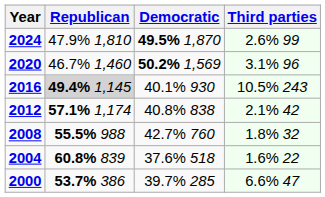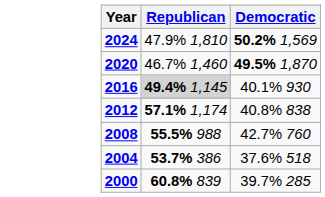- column: (272, 17)
(179, 40) 49.5% 1,870 -> (275, 40) 50.2% 1,569
(179, 64) 50.2% 1,569 -> (275, 64) 49.5% 1,870
(90, 157) 60.8% 839 -> (186, 157) 53.7% 386
(90, 180) 53.7% 386 -> (186, 180) 60.8% 839
